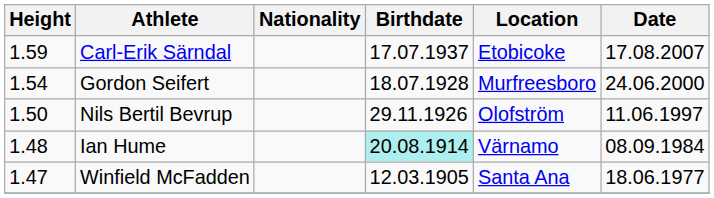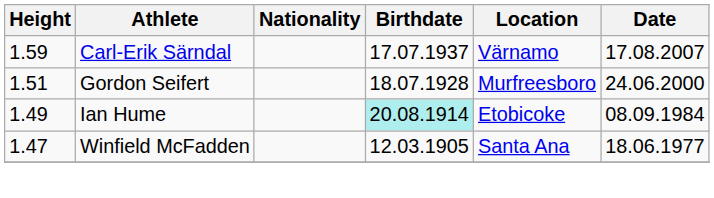(522, 51) Etobicoke -> (518, 51) Värnamo
(28, 83) 1.54 -> (28, 83) 1.51
- row: (156, 114)
(28, 146) 1.48 -> (28, 114) 1.49
(518, 146) Värnamo -> (522, 114) Etobicoke
